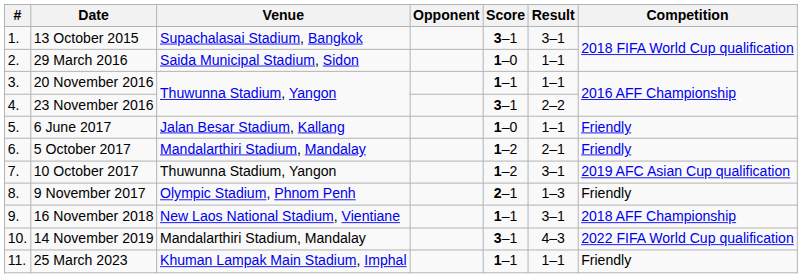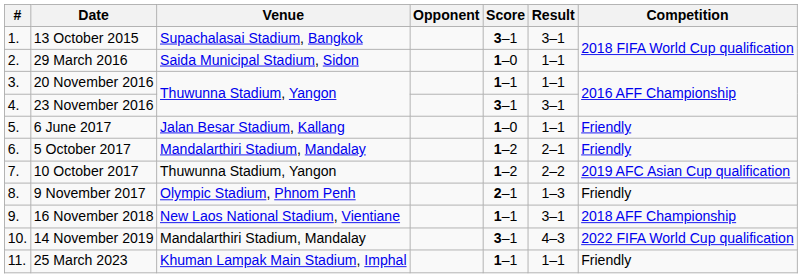(553, 104) 2–2 -> (553, 104) 3–1
(553, 171) 3–1 -> (553, 171) 2–2
